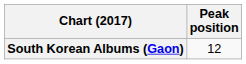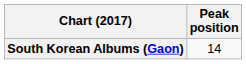(214, 48) 12 -> (214, 48) 14
